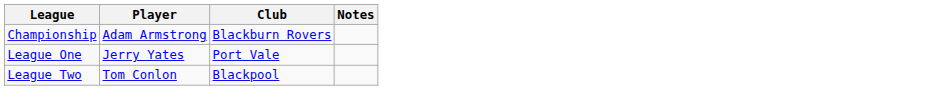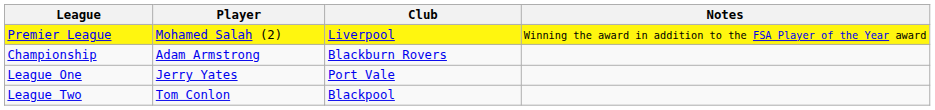+ row: (59, 35)
